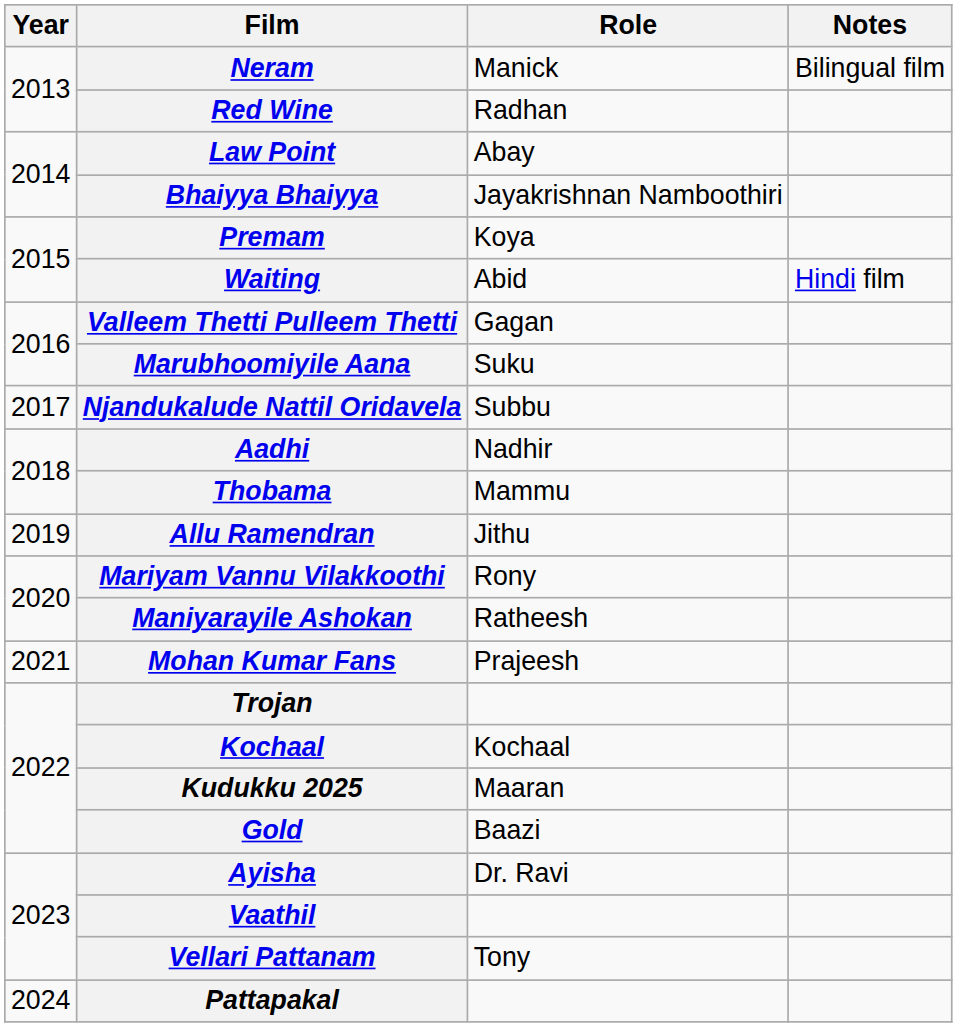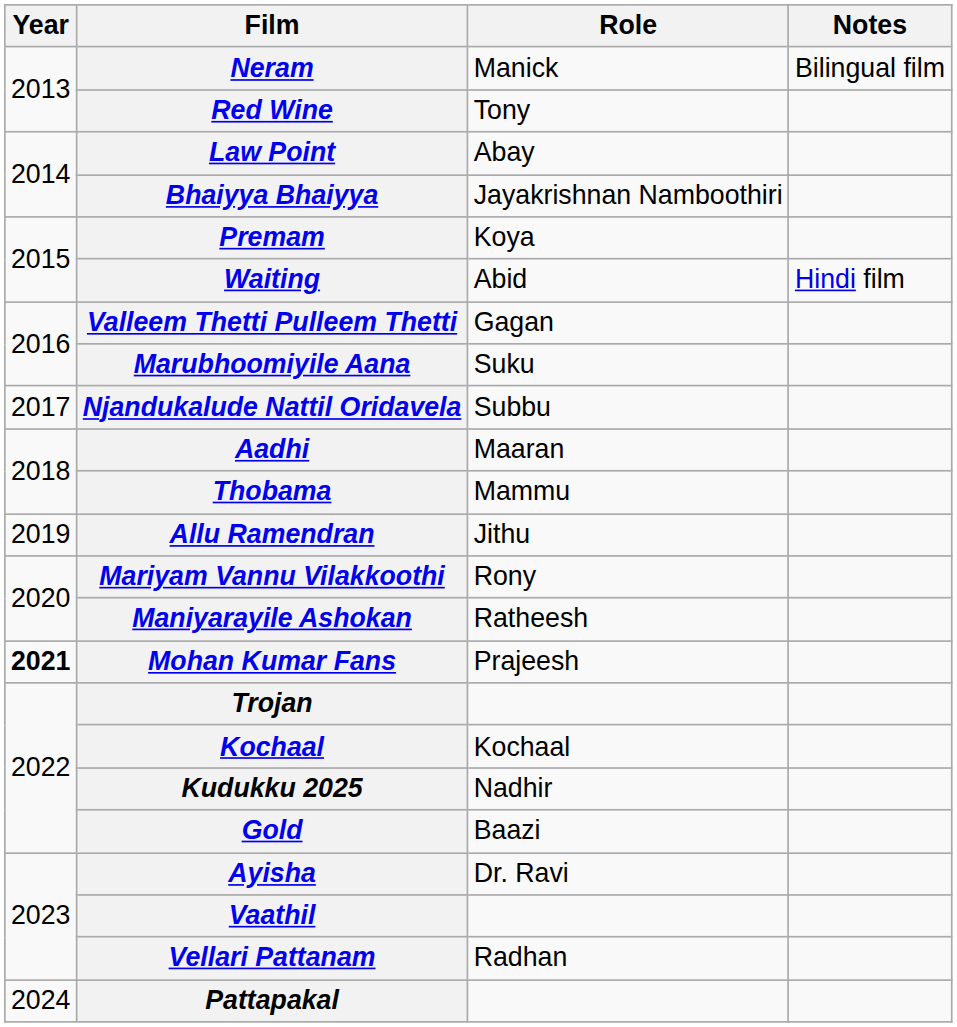(521, 110) Radhan -> (502, 110) Tony
(513, 449) Nadhir -> (519, 449) Maaran
(41, 661) normal -> (41, 661) bold
(519, 788) Maaran -> (513, 788) Nadhir
(502, 957) Tony -> (521, 957) Radhan
